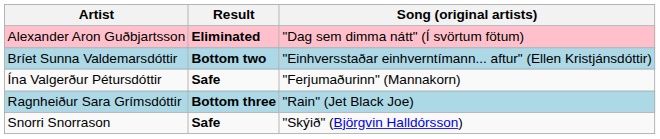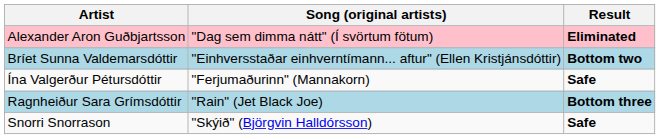columns swapped: (467, 15) <-> (234, 15)
